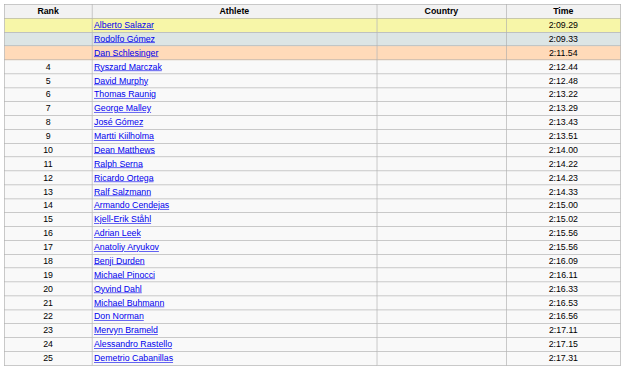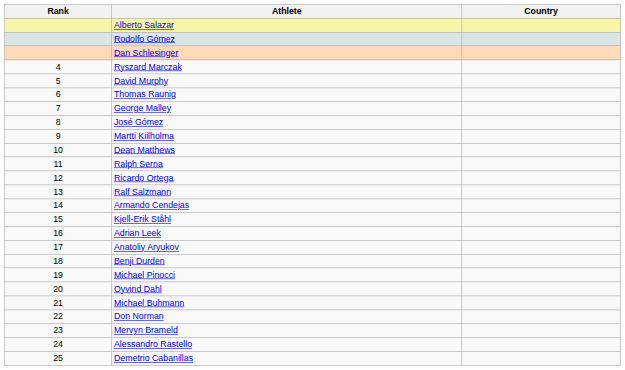- column: (563, 12)
